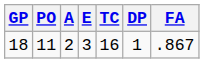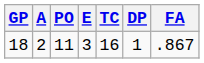columns swapped: (46, 18) <-> (69, 18)
